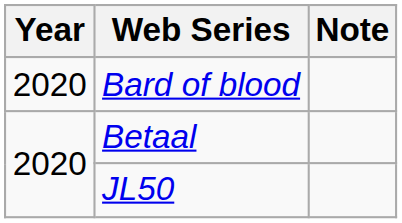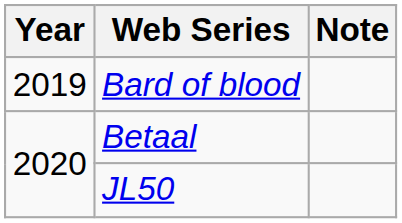(50, 83) 2020 -> (50, 83) 2019
